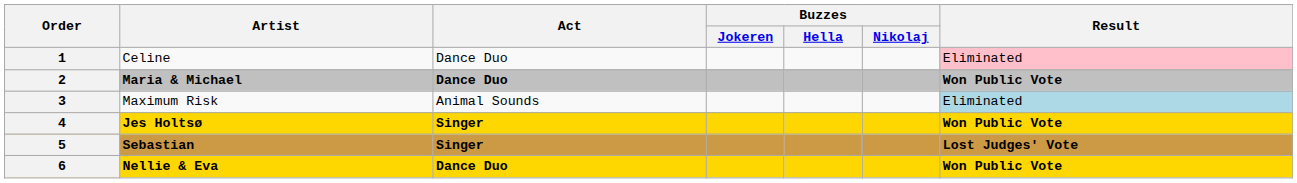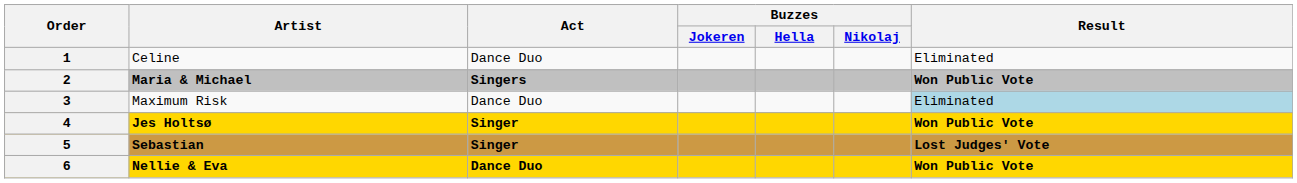(983, 59) pink background -> (954, 59) no background
(472, 80) Dance Duo -> (499, 80) Singers
(488, 102) Animal Sounds -> (507, 102) Dance Duo
